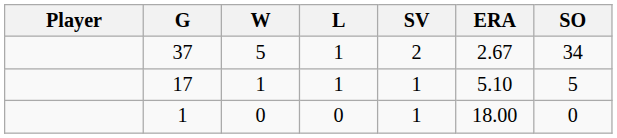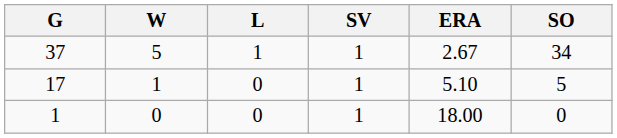- column: (74, 20)
(417, 52) 2 -> (359, 52) 1
(339, 84) 1 -> (258, 84) 0
